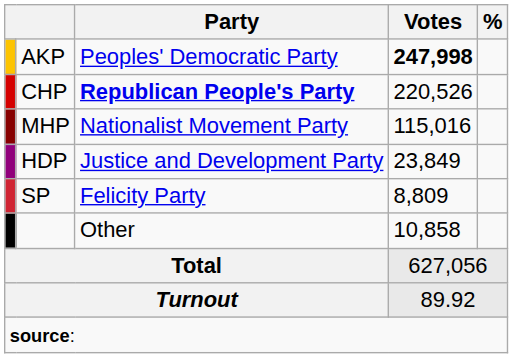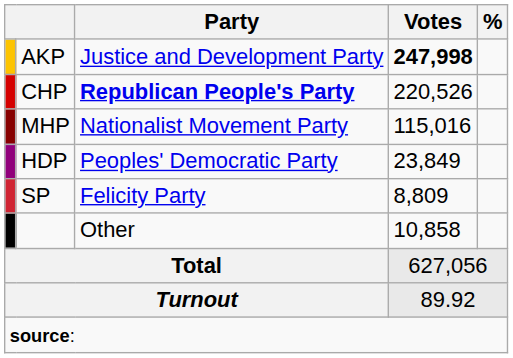(209, 56) Peoples' Democratic Party -> (232, 56) Justice and Development Party
(232, 160) Justice and Development Party -> (209, 160) Peoples' Democratic Party
